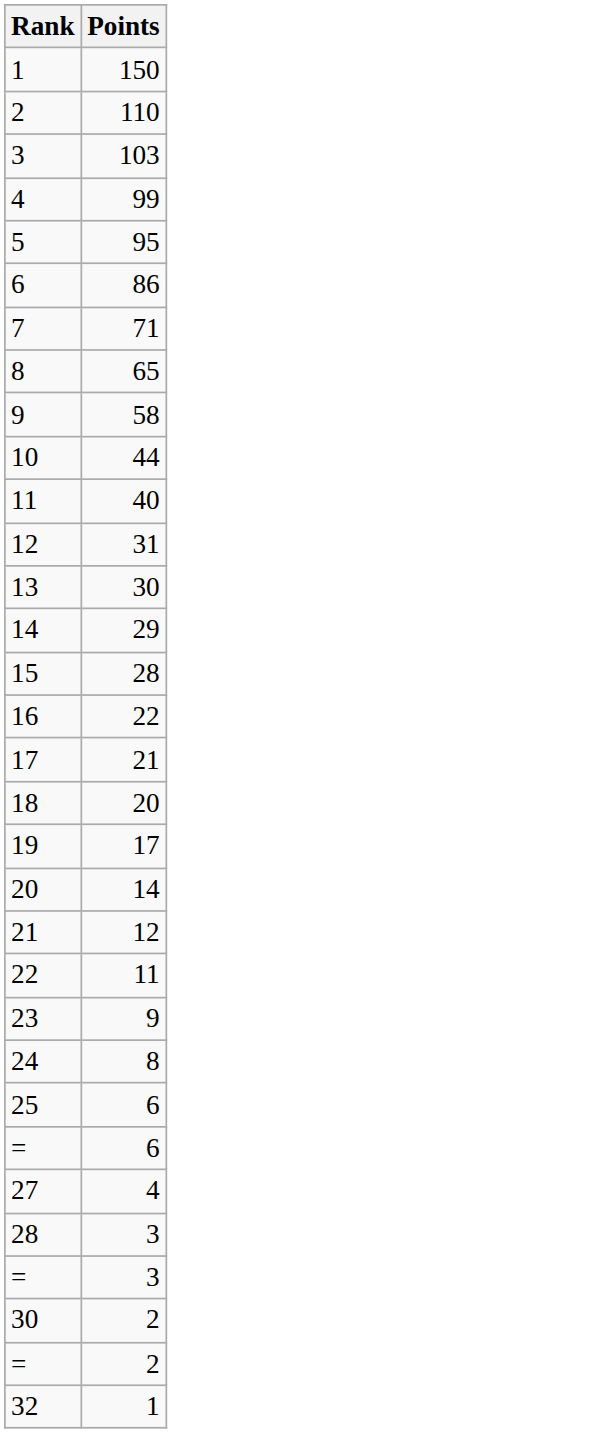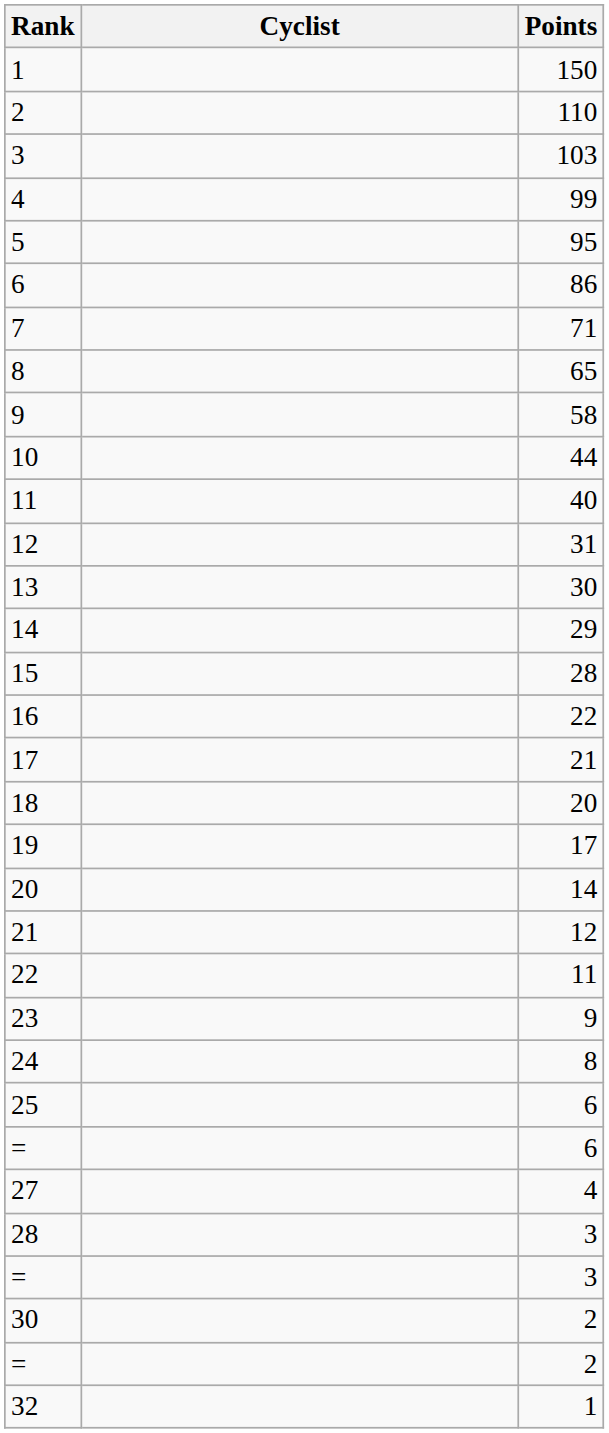+ column: (300, 26)
